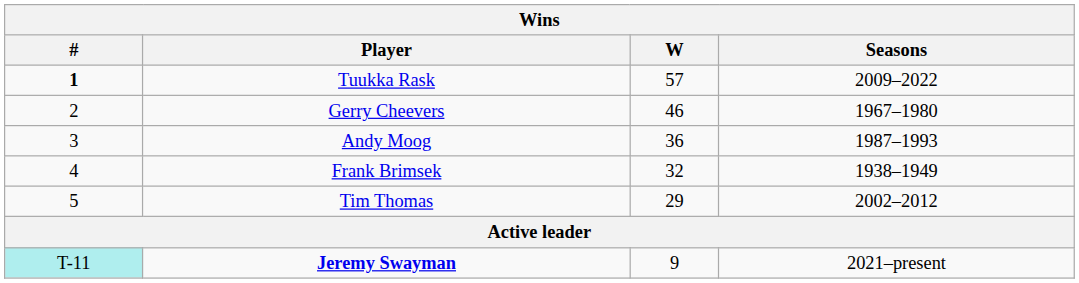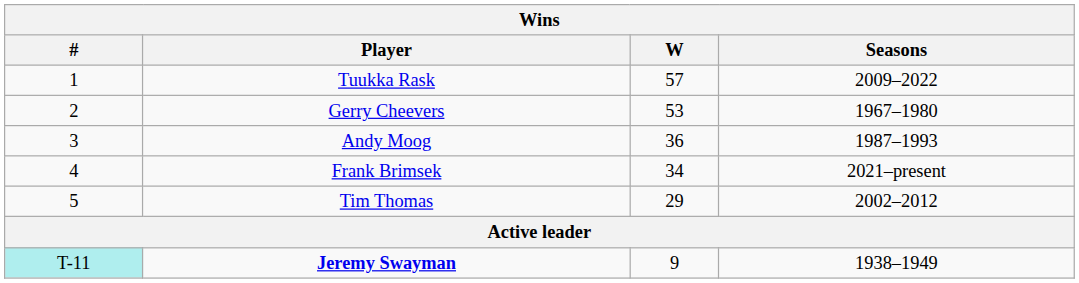(74, 80) bold -> (74, 80) normal
(674, 110) 46 -> (674, 110) 53
(674, 171) 32 -> (674, 171) 34
(896, 171) 1938–1949 -> (896, 171) 2021–present
(896, 262) 2021–present -> (896, 262) 1938–1949
